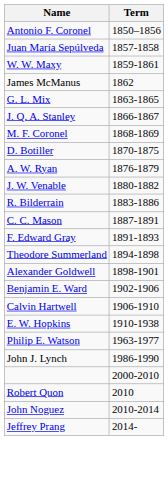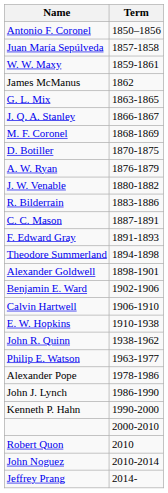+ row: (38, 340)
+ row: (42, 375)
+ row: (44, 409)
